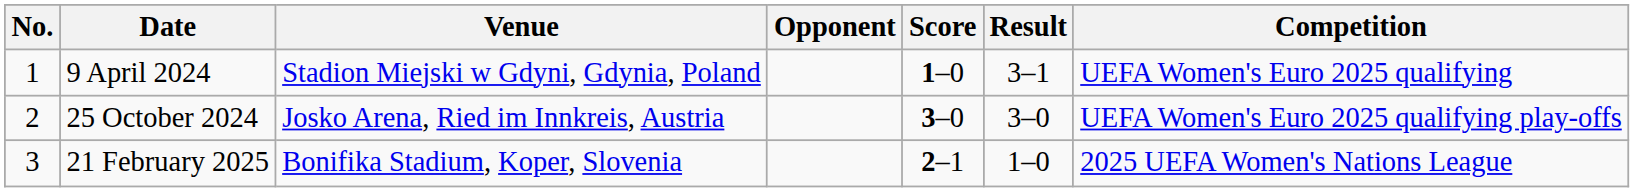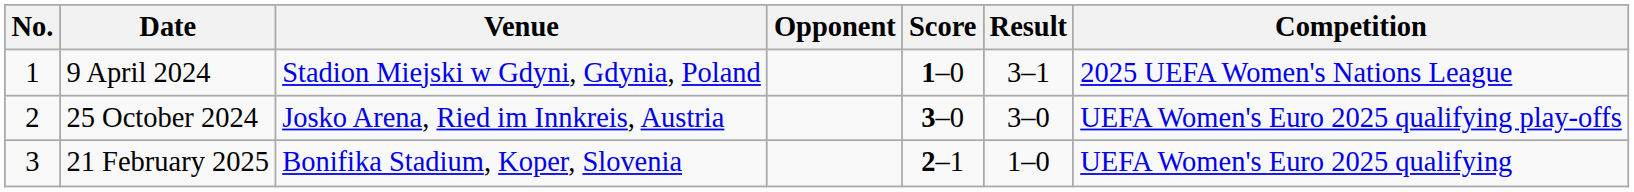(1296, 72) UEFA Women's Euro 2025 qualifying -> (1296, 72) 2025 UEFA Women's Nations League
(1296, 162) 2025 UEFA Women's Nations League -> (1296, 162) UEFA Women's Euro 2025 qualifying
